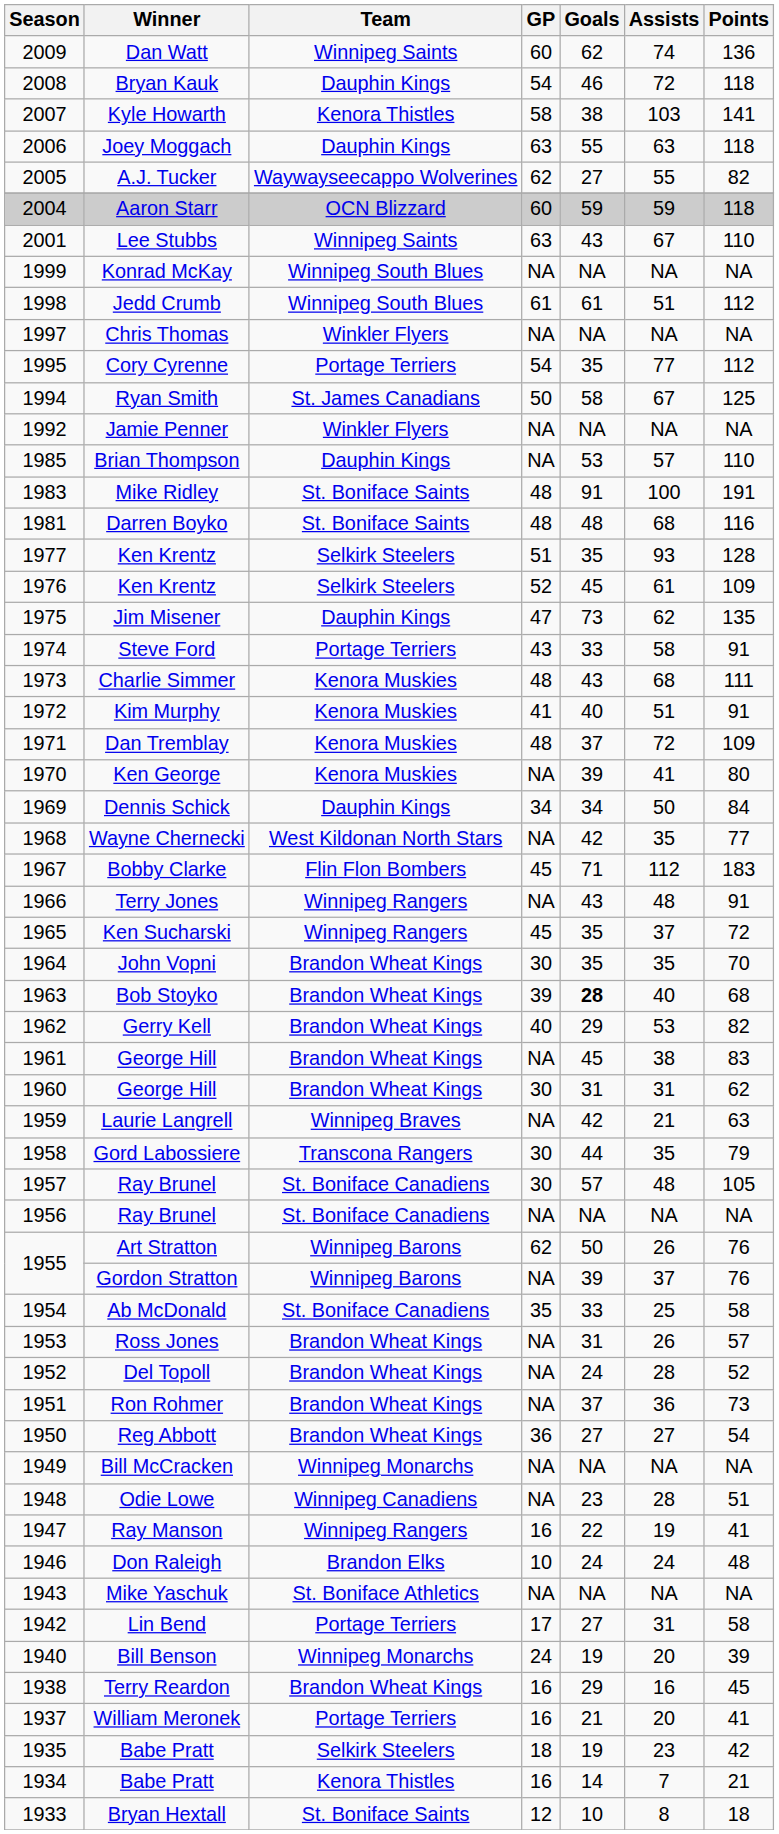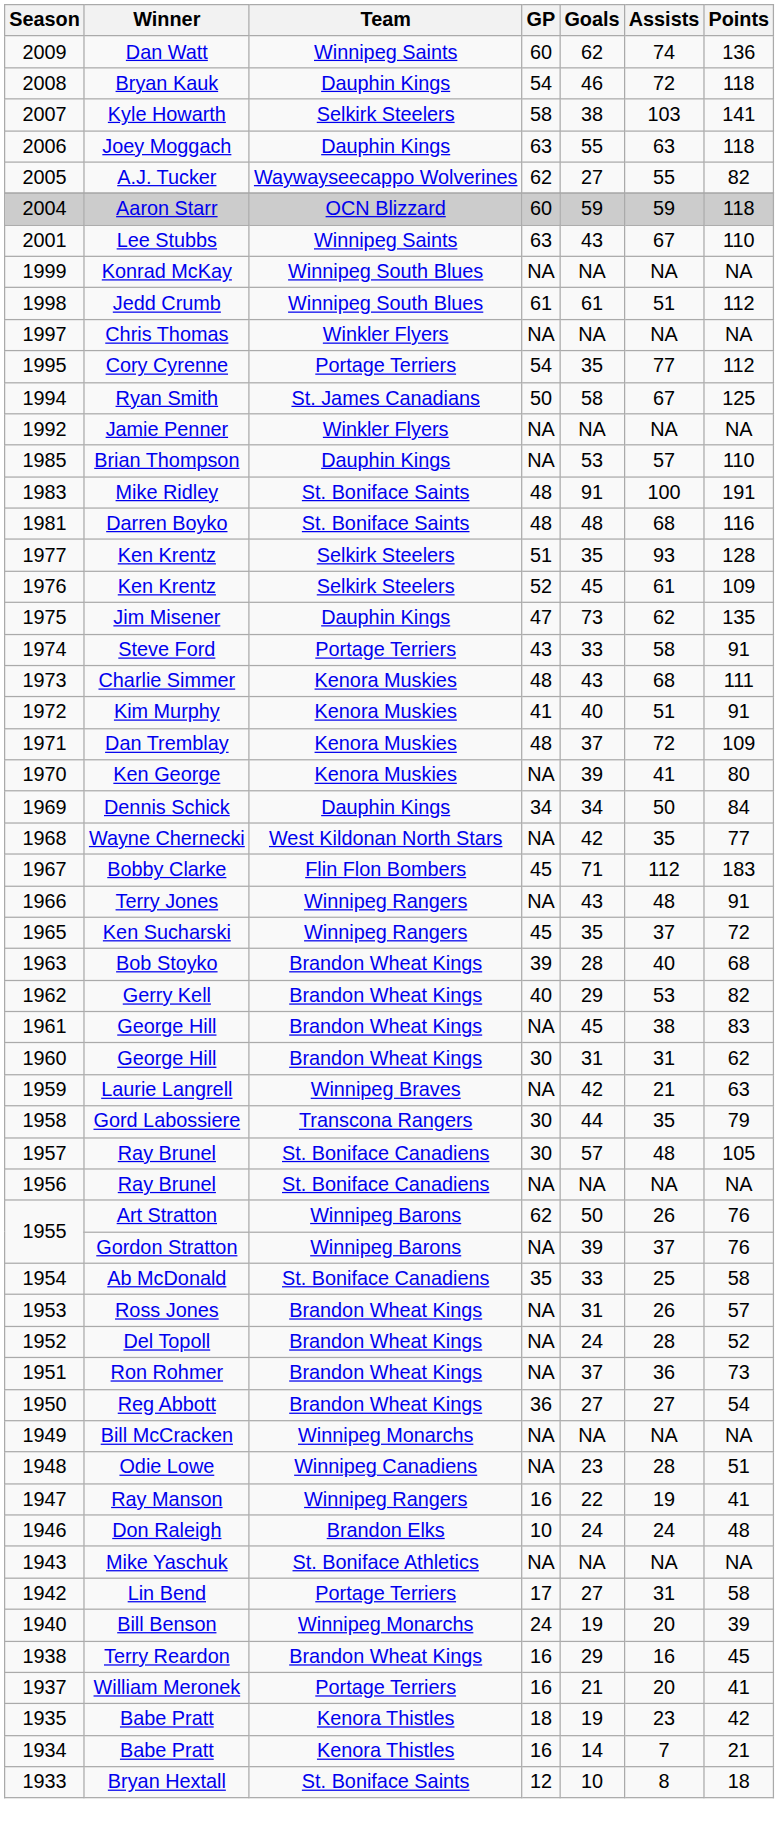(386, 114) Kenora Thistles -> (386, 114) Selkirk Steelers
- row: (44, 964)
(592, 995) bold -> (592, 964) normal
(386, 1750) Selkirk Steelers -> (386, 1719) Kenora Thistles
